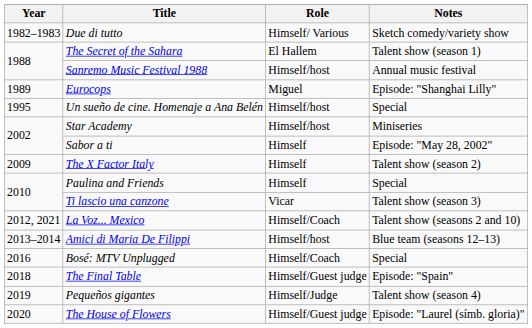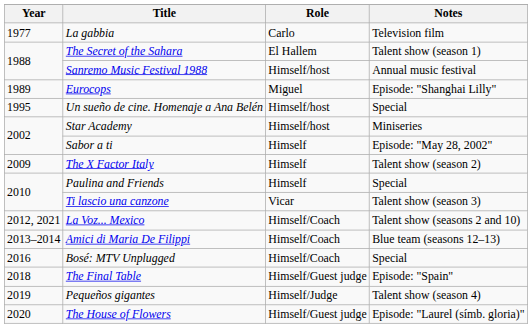+ row: (90, 32)
- row: (94, 32)
(299, 239) Himself/host -> (304, 239) Himself/Coach
